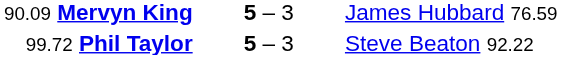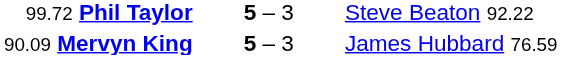rows swapped: (98, 12) <-> (109, 43)
